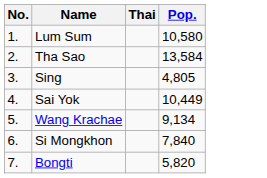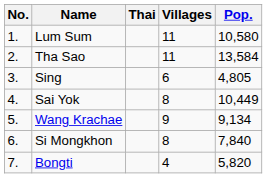+ column: (187, 15)
